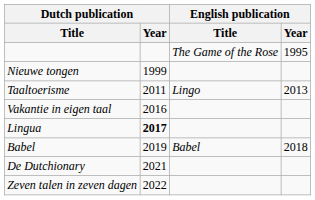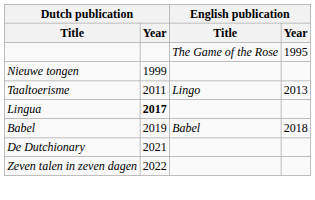- row: (59, 109)
